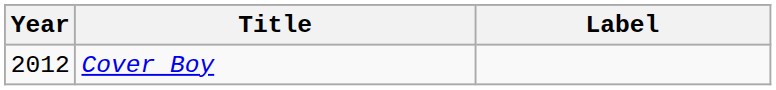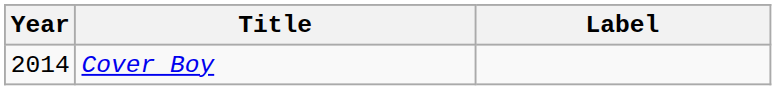(40, 65) 2012 -> (40, 65) 2014
